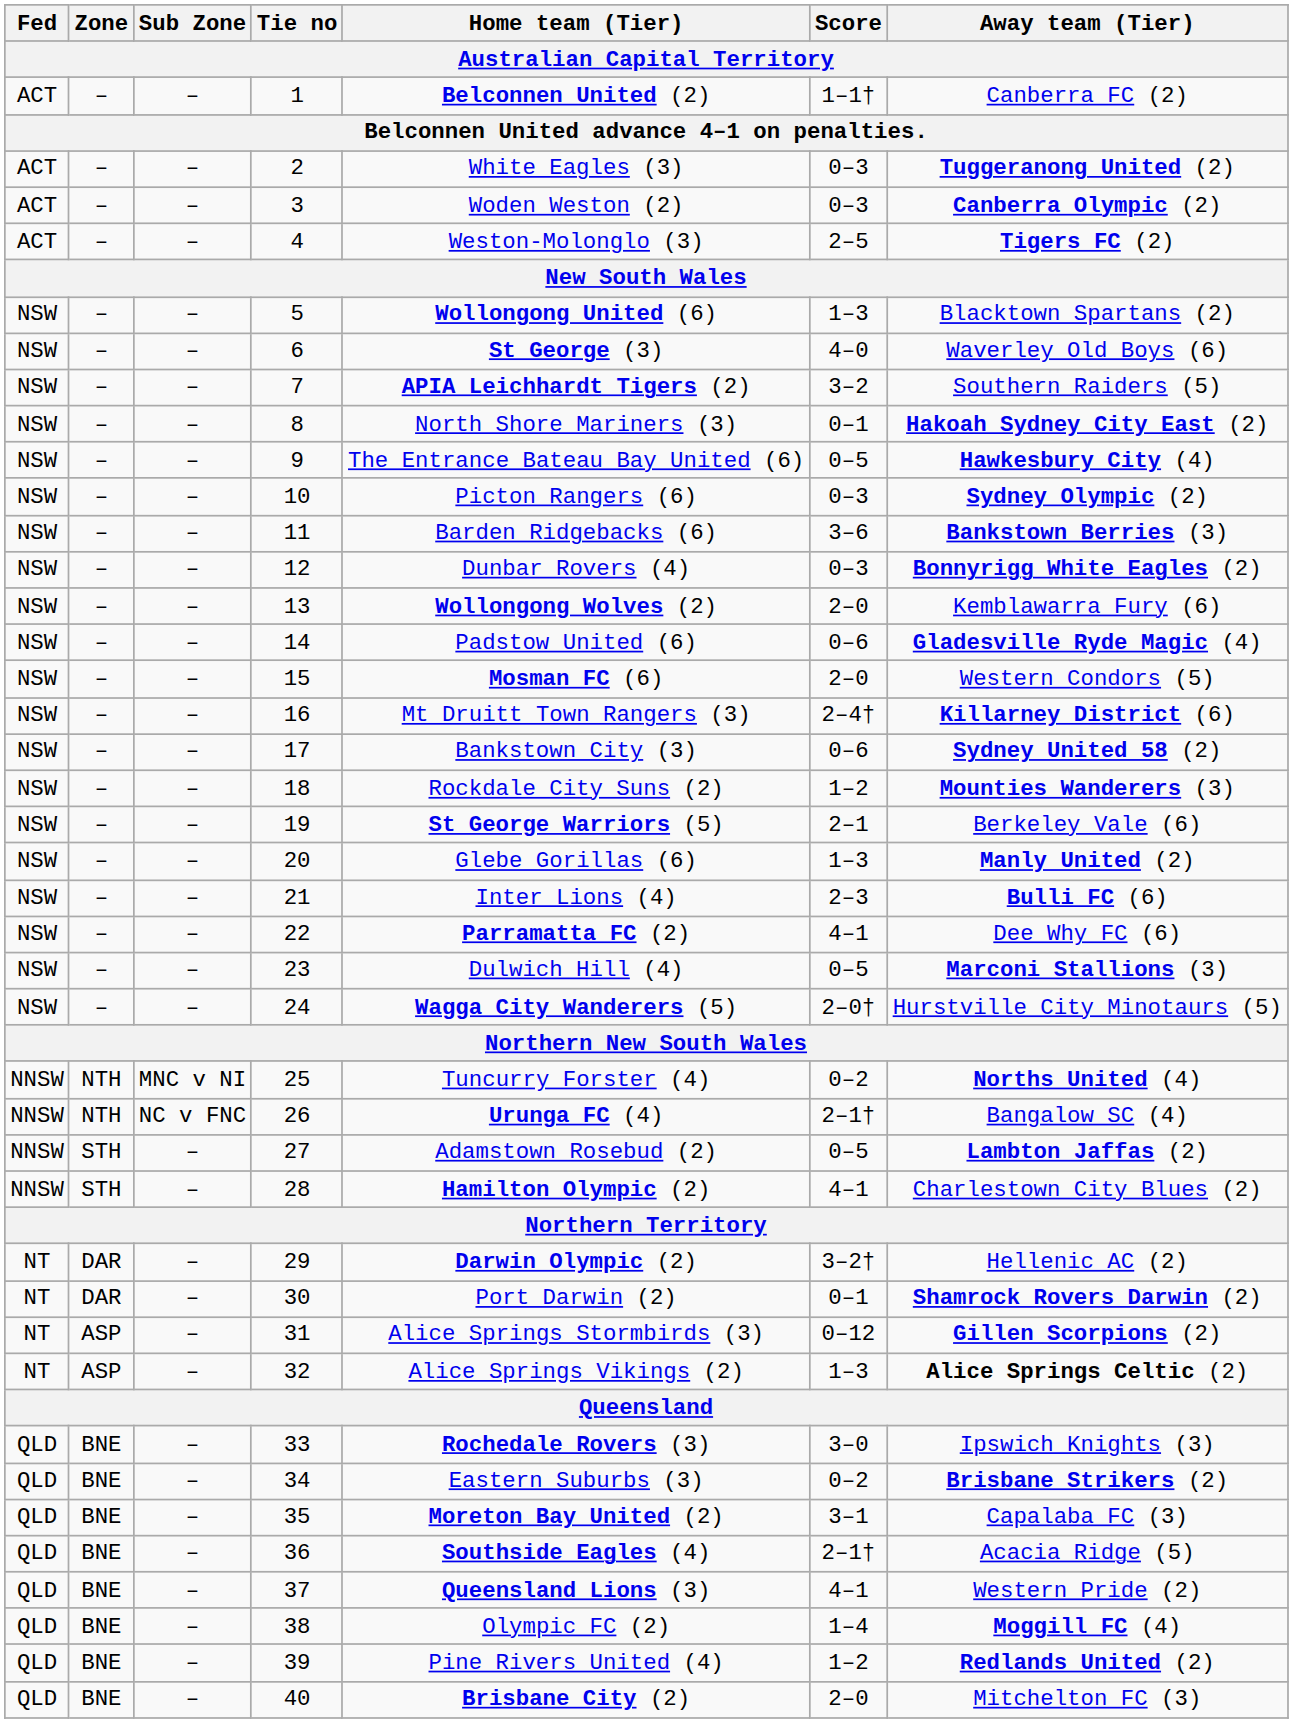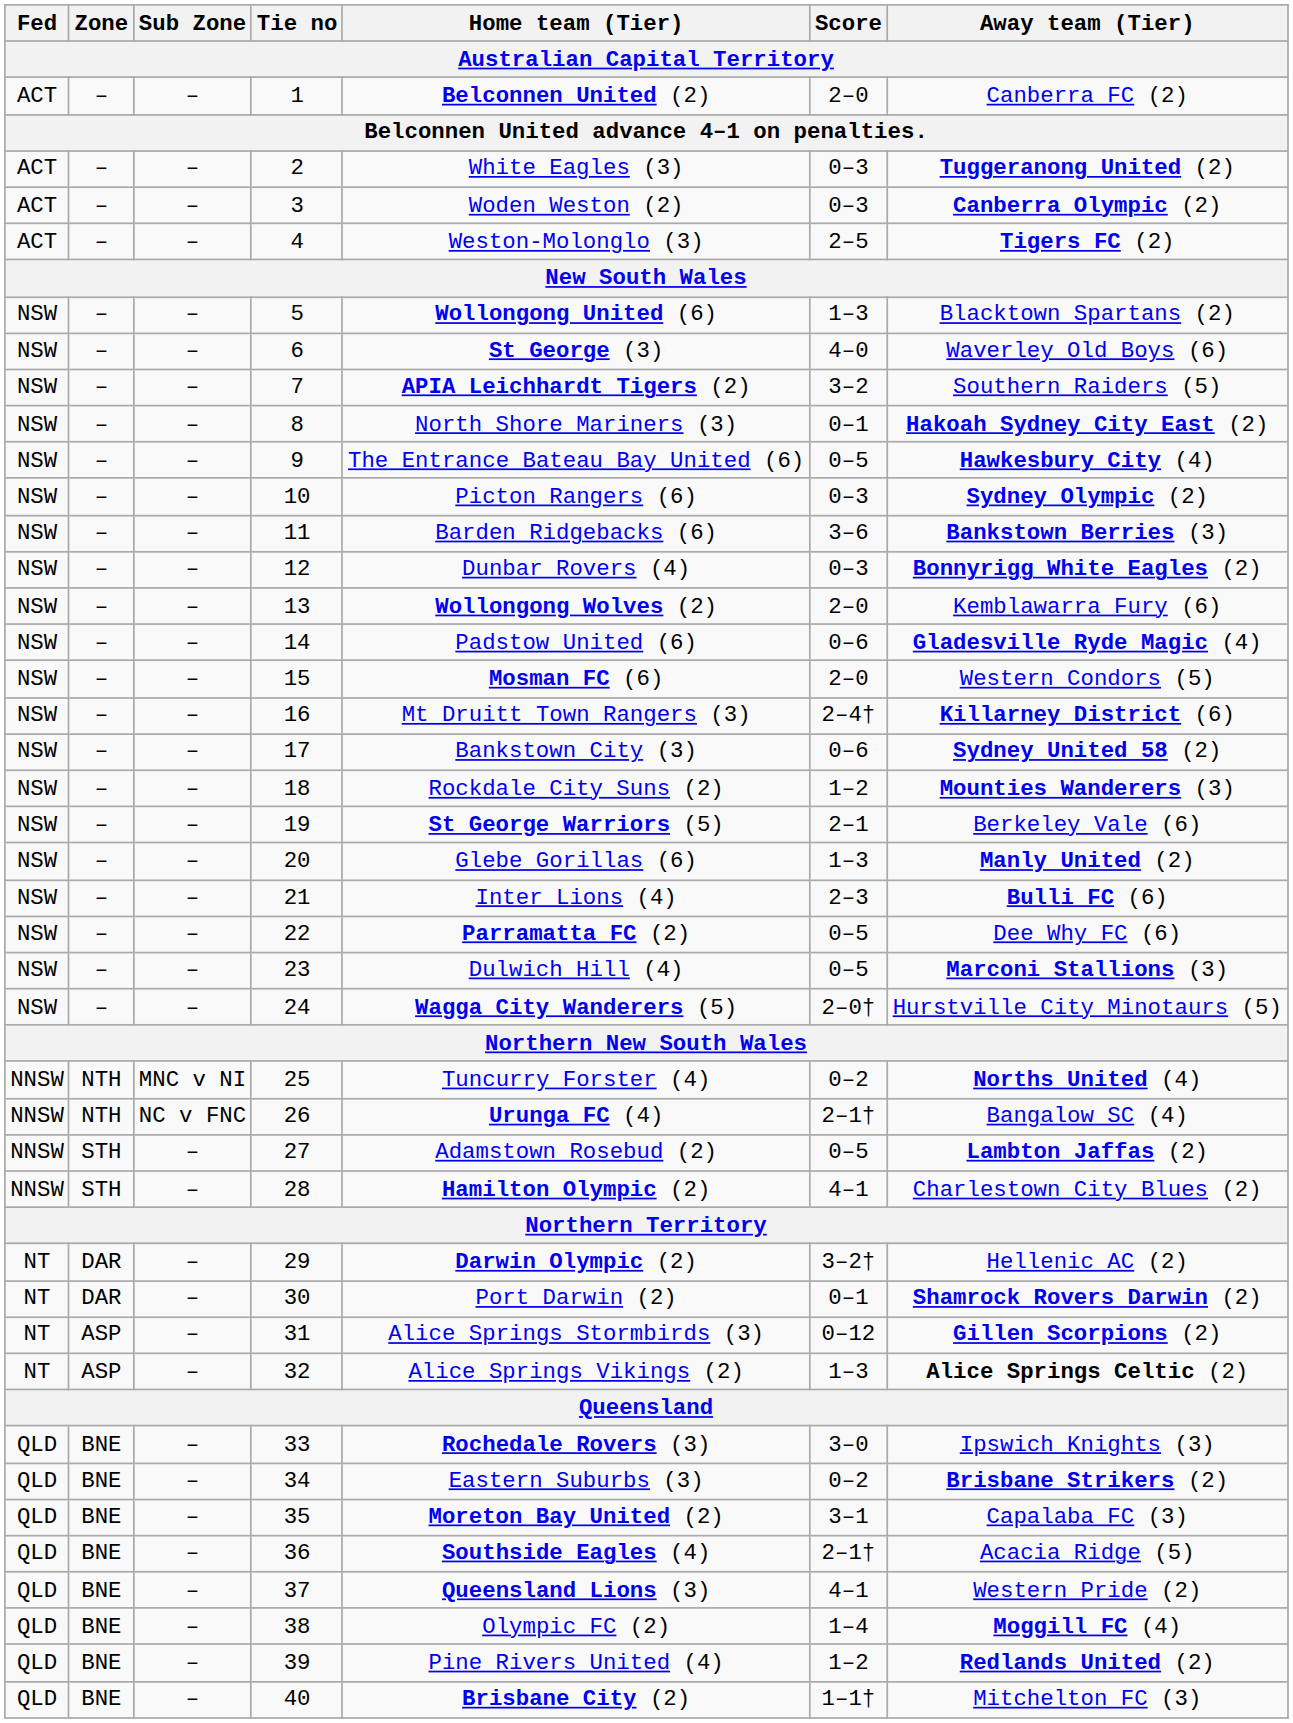(848, 96) 1–1† -> (848, 96) 2–0
(848, 934) 4–1 -> (848, 934) 0–5
(848, 1699) 2–0 -> (848, 1699) 1–1†
